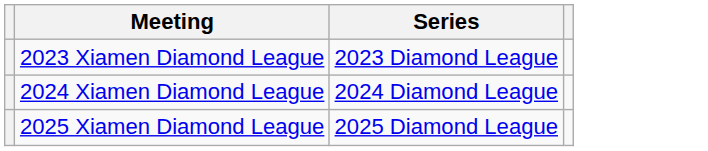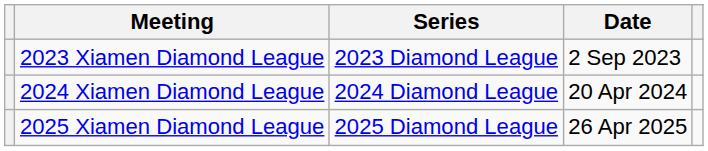+ column: (628, 22)
